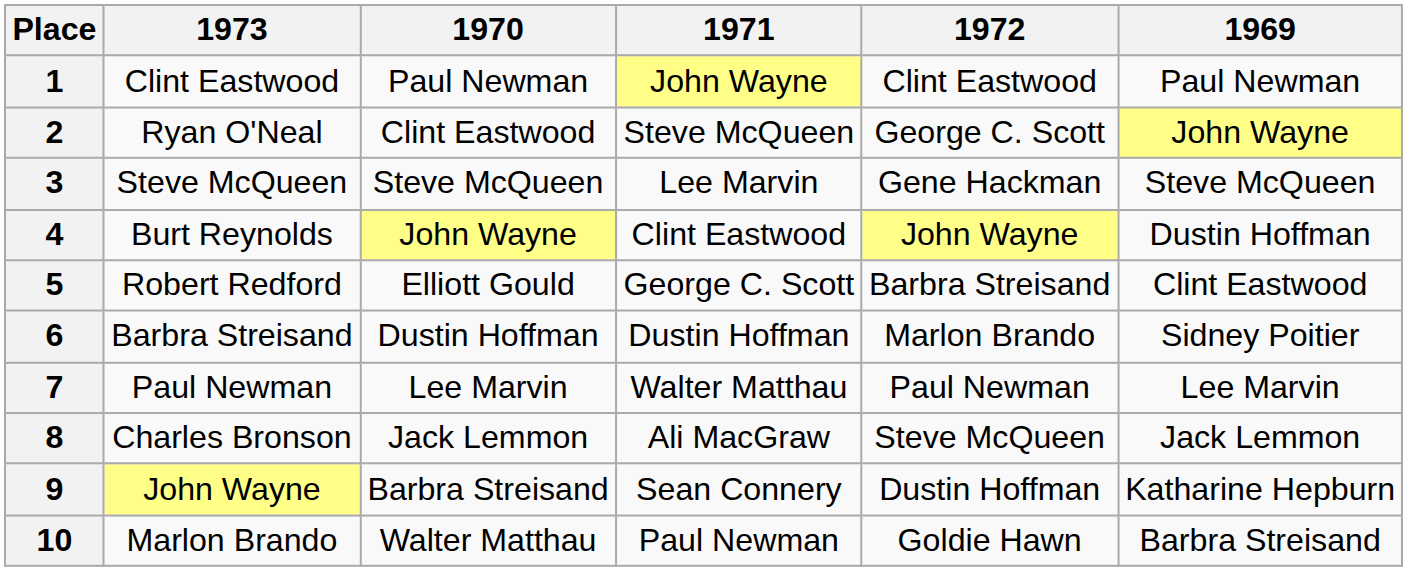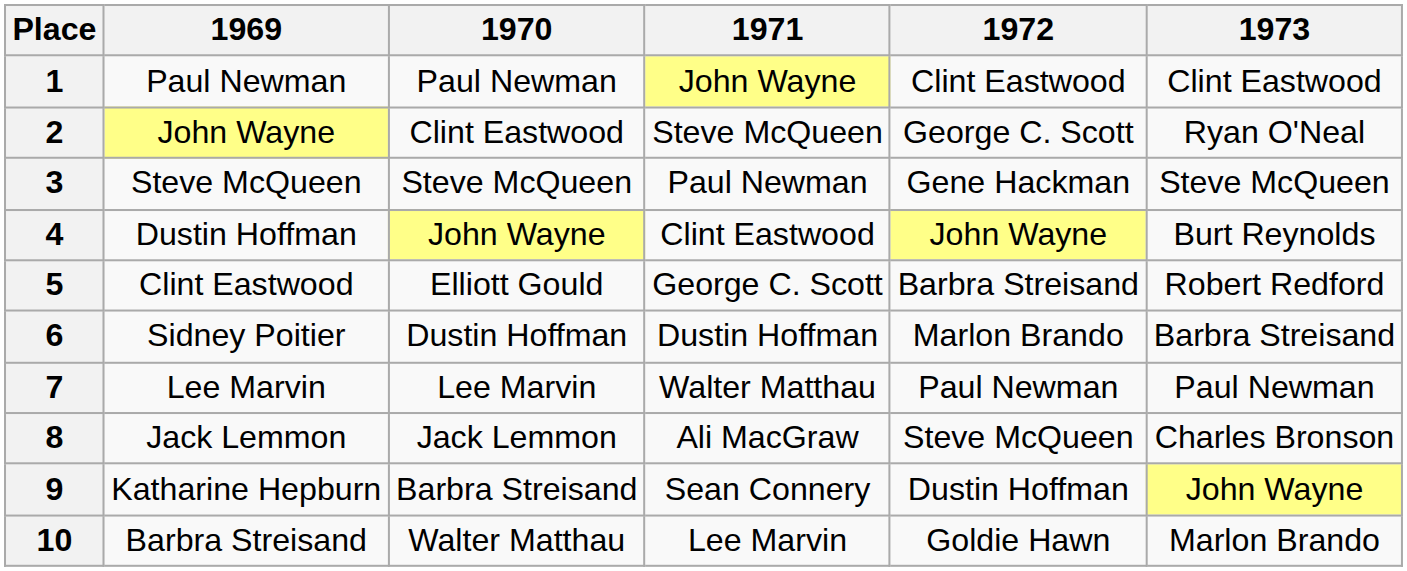columns swapped: (1260, 30) <-> (232, 30)
(739, 183) Lee Marvin -> (768, 183) Paul Newman
(739, 540) Paul Newman -> (768, 540) Lee Marvin
